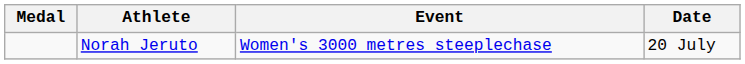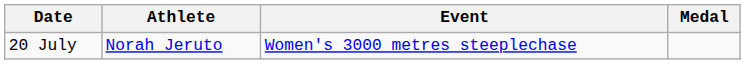columns swapped: (41, 18) <-> (692, 18)
